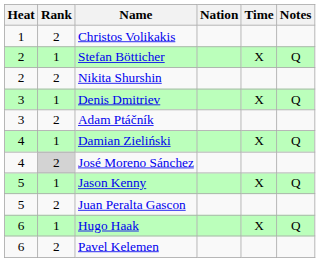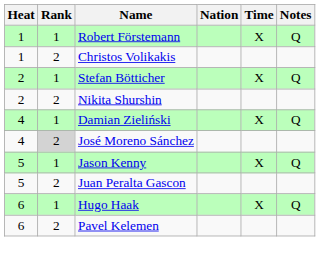+ row: (129, 36)
- row: (119, 99)
- row: (116, 120)
